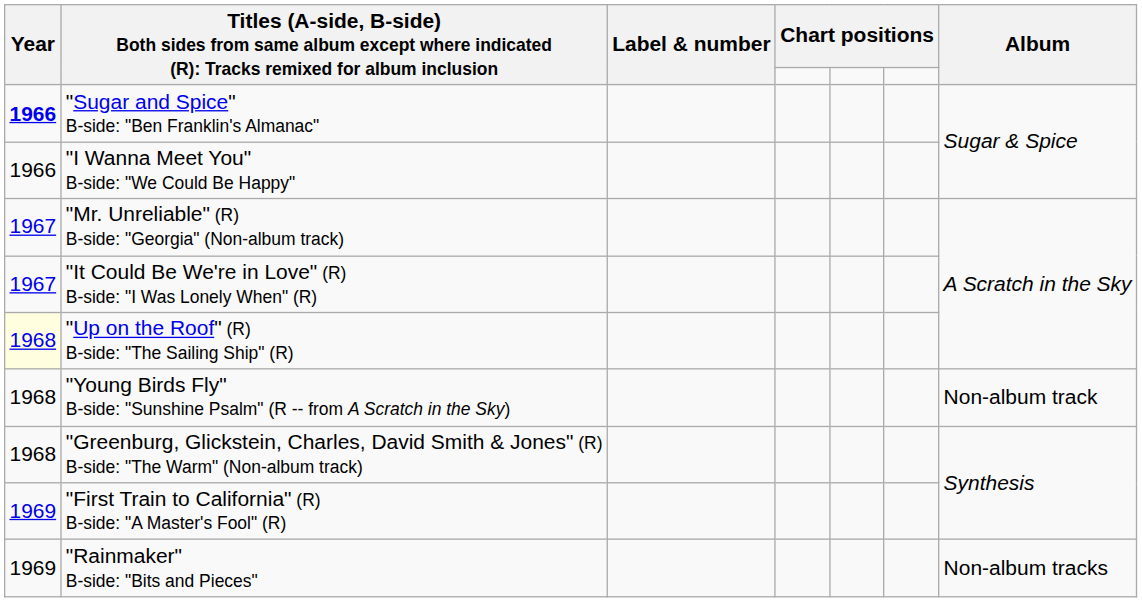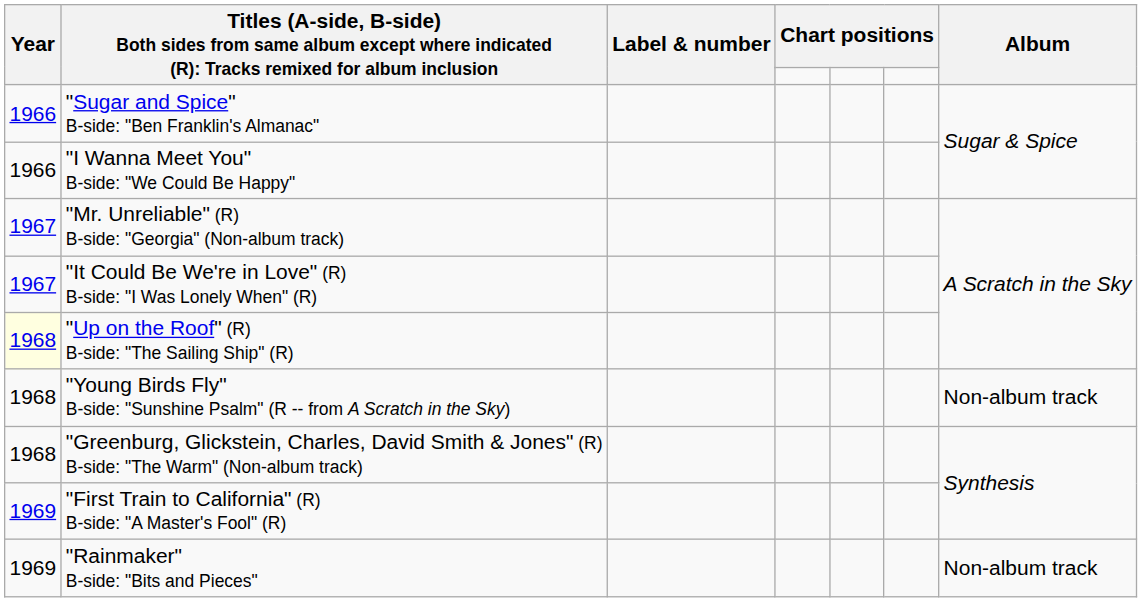(33, 113) bold -> (33, 113) normal
(1026, 567) Non-album tracks -> (1020, 567) Non-album track
